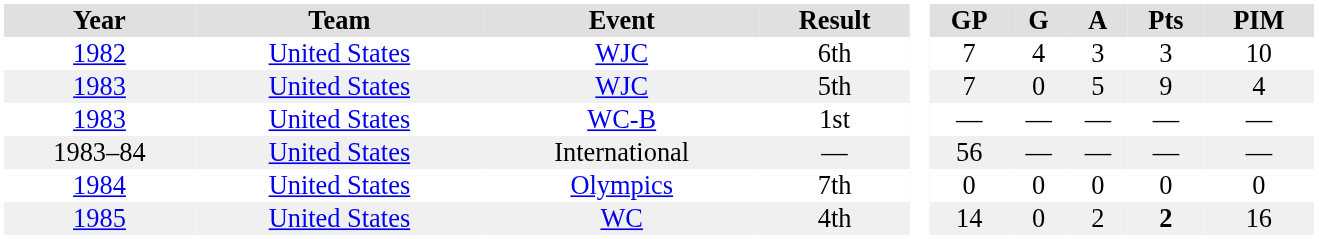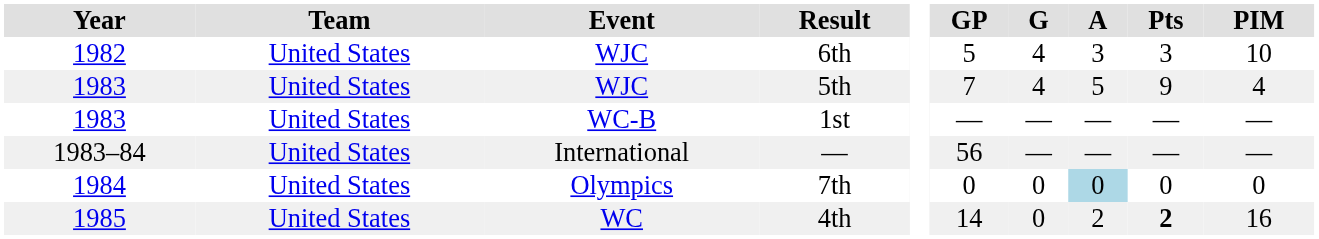(969, 53) 7 -> (969, 53) 5
(1039, 86) 0 -> (1039, 86) 4
(1098, 185) no background -> (1098, 185) lightblue background
